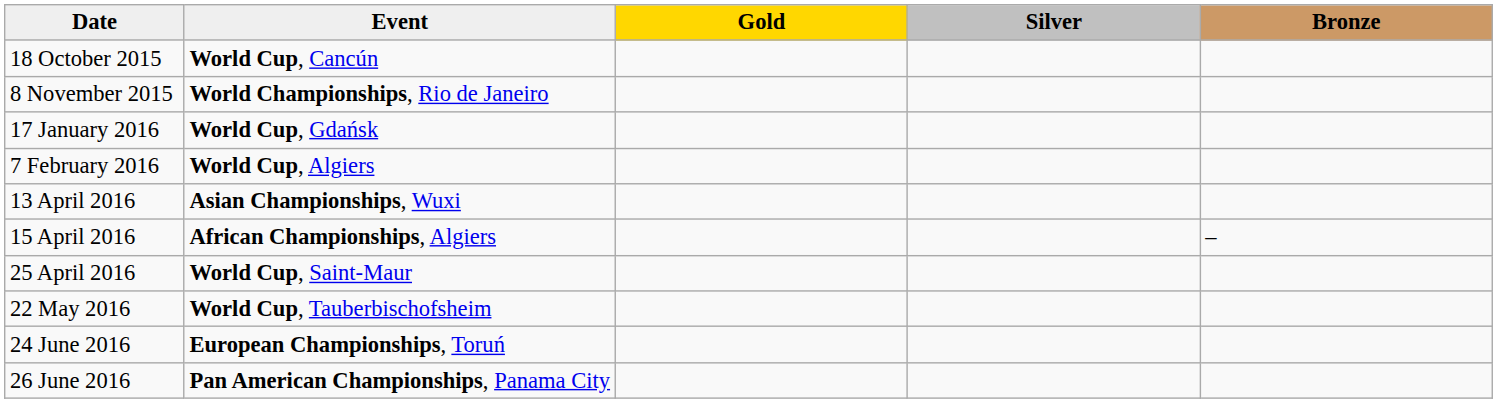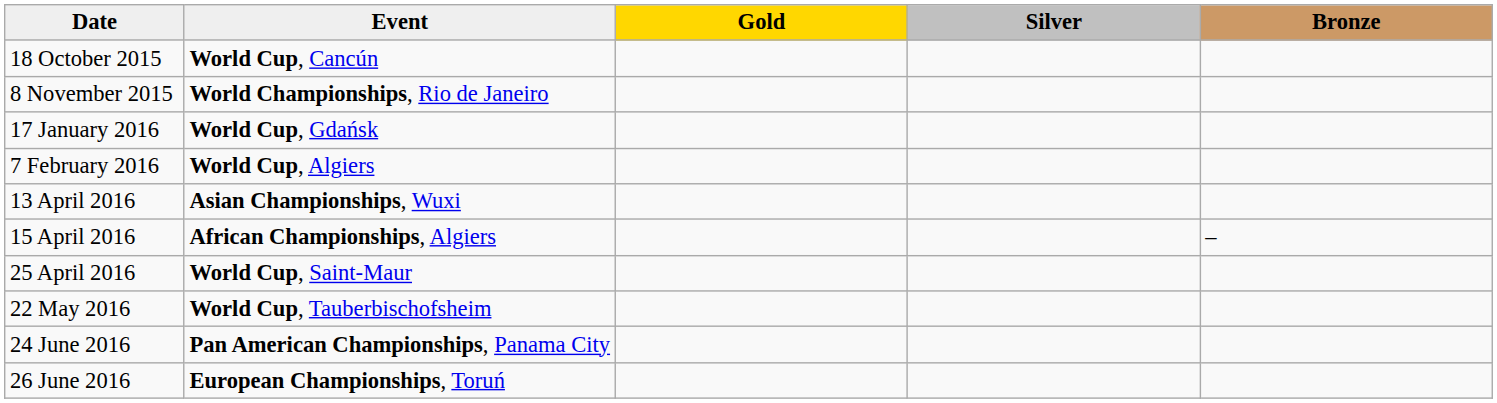(347, 344) European Championships, Toruń -> (400, 344) Pan American Championships, Panama City
(400, 380) Pan American Championships, Panama City -> (347, 380) European Championships, Toruń
